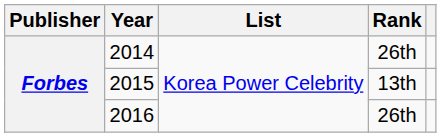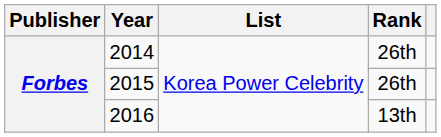(397, 83) 13th -> (397, 83) 26th
(397, 115) 26th -> (397, 115) 13th
